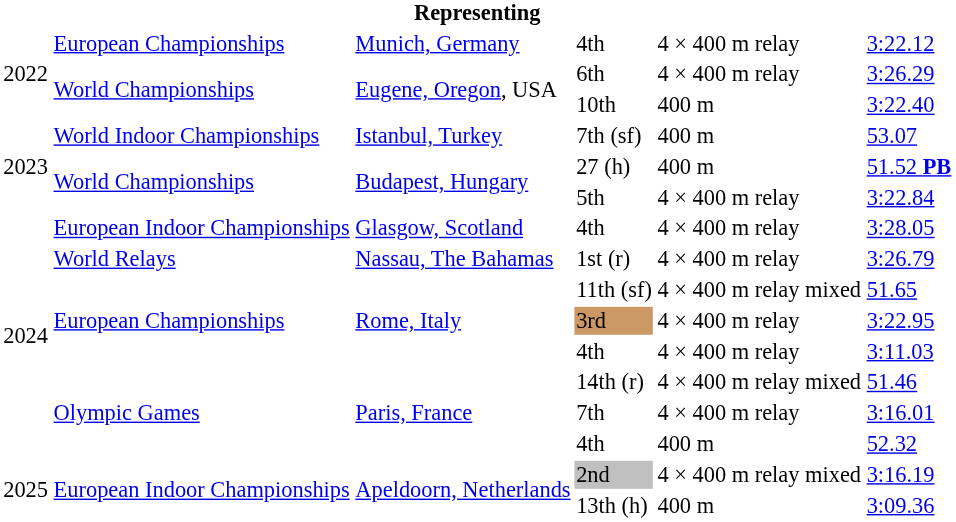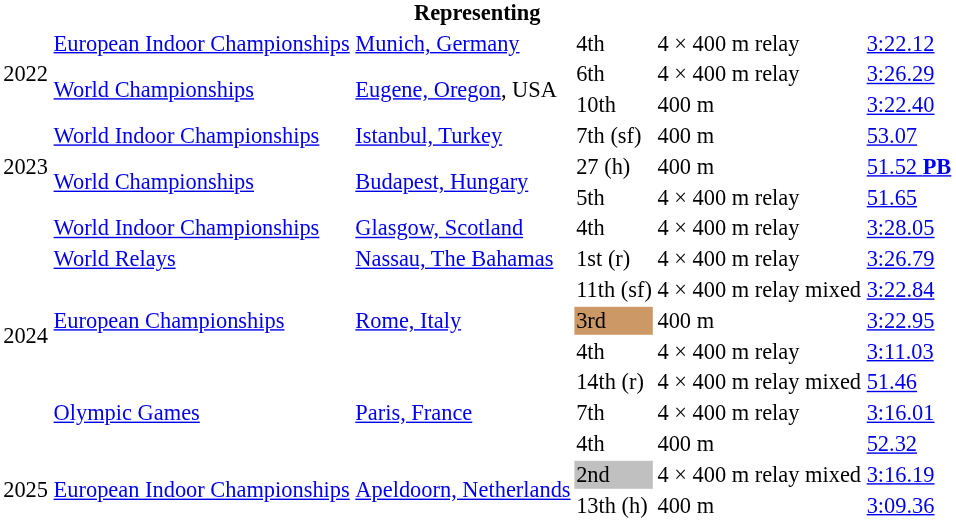(169, 43) European Championships -> (202, 43) European Indoor Championships
(901, 197) 3:22.84 -> (892, 197) 51.65
(202, 228) European Indoor Championships -> (186, 228) World Indoor Championships
(892, 289) 51.65 -> (901, 289) 3:22.84
(728, 320) 4 × 400 m relay -> (686, 320) 400 m
